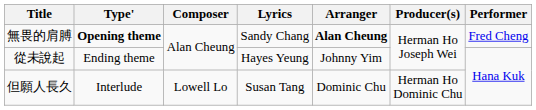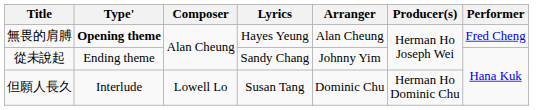(275, 36) Sandy Chang -> (275, 36) Hayes Yeung
(351, 36) bold -> (350, 36) normal
(275, 58) Hayes Yeung -> (275, 58) Sandy Chang
